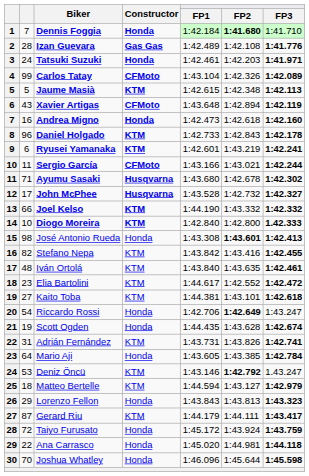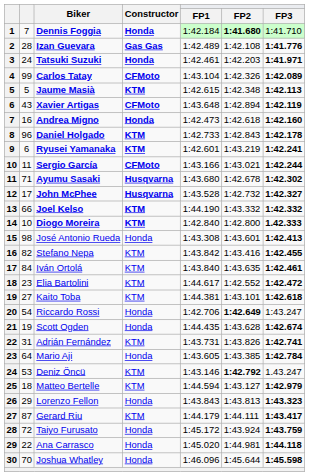(242, 238) bold -> (242, 238) normal
(27, 267) 48 -> (27, 267) 84
